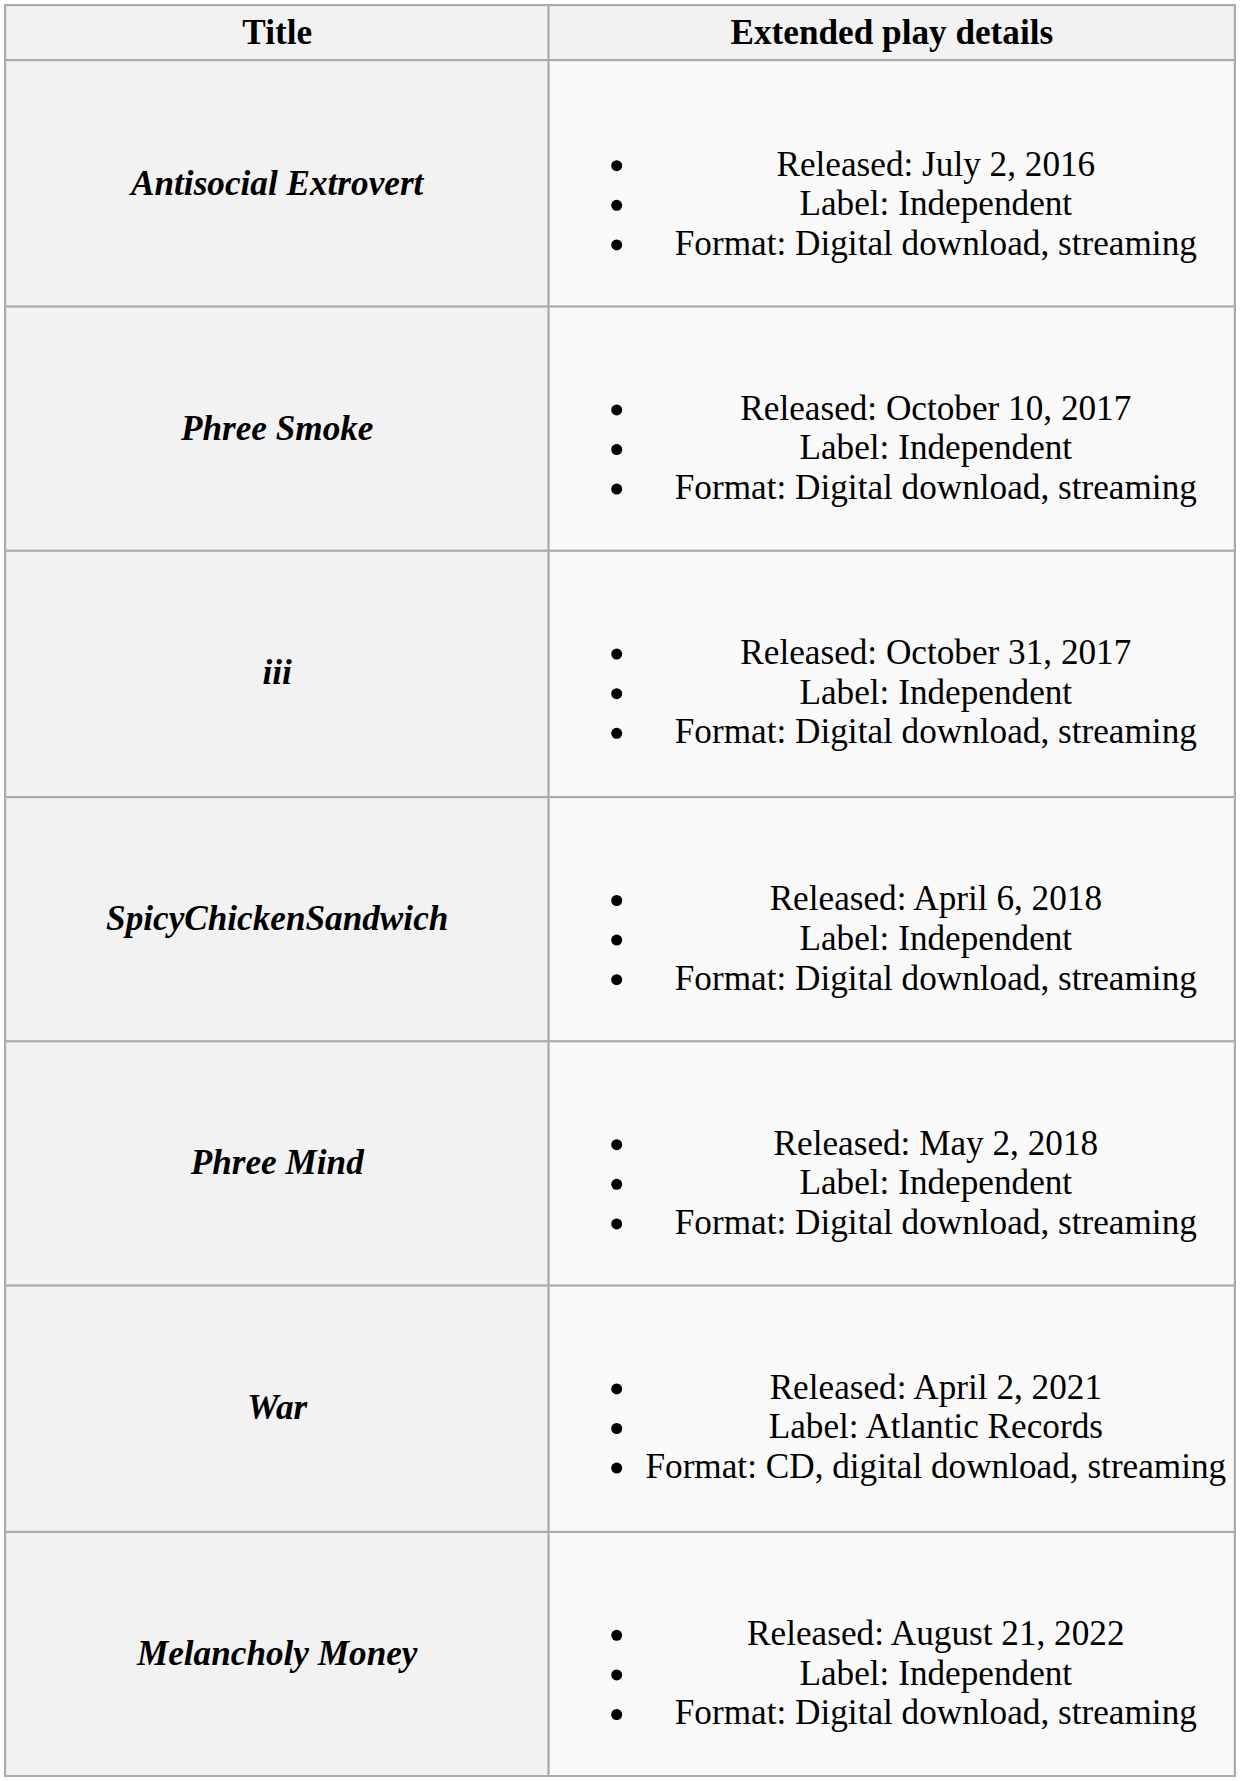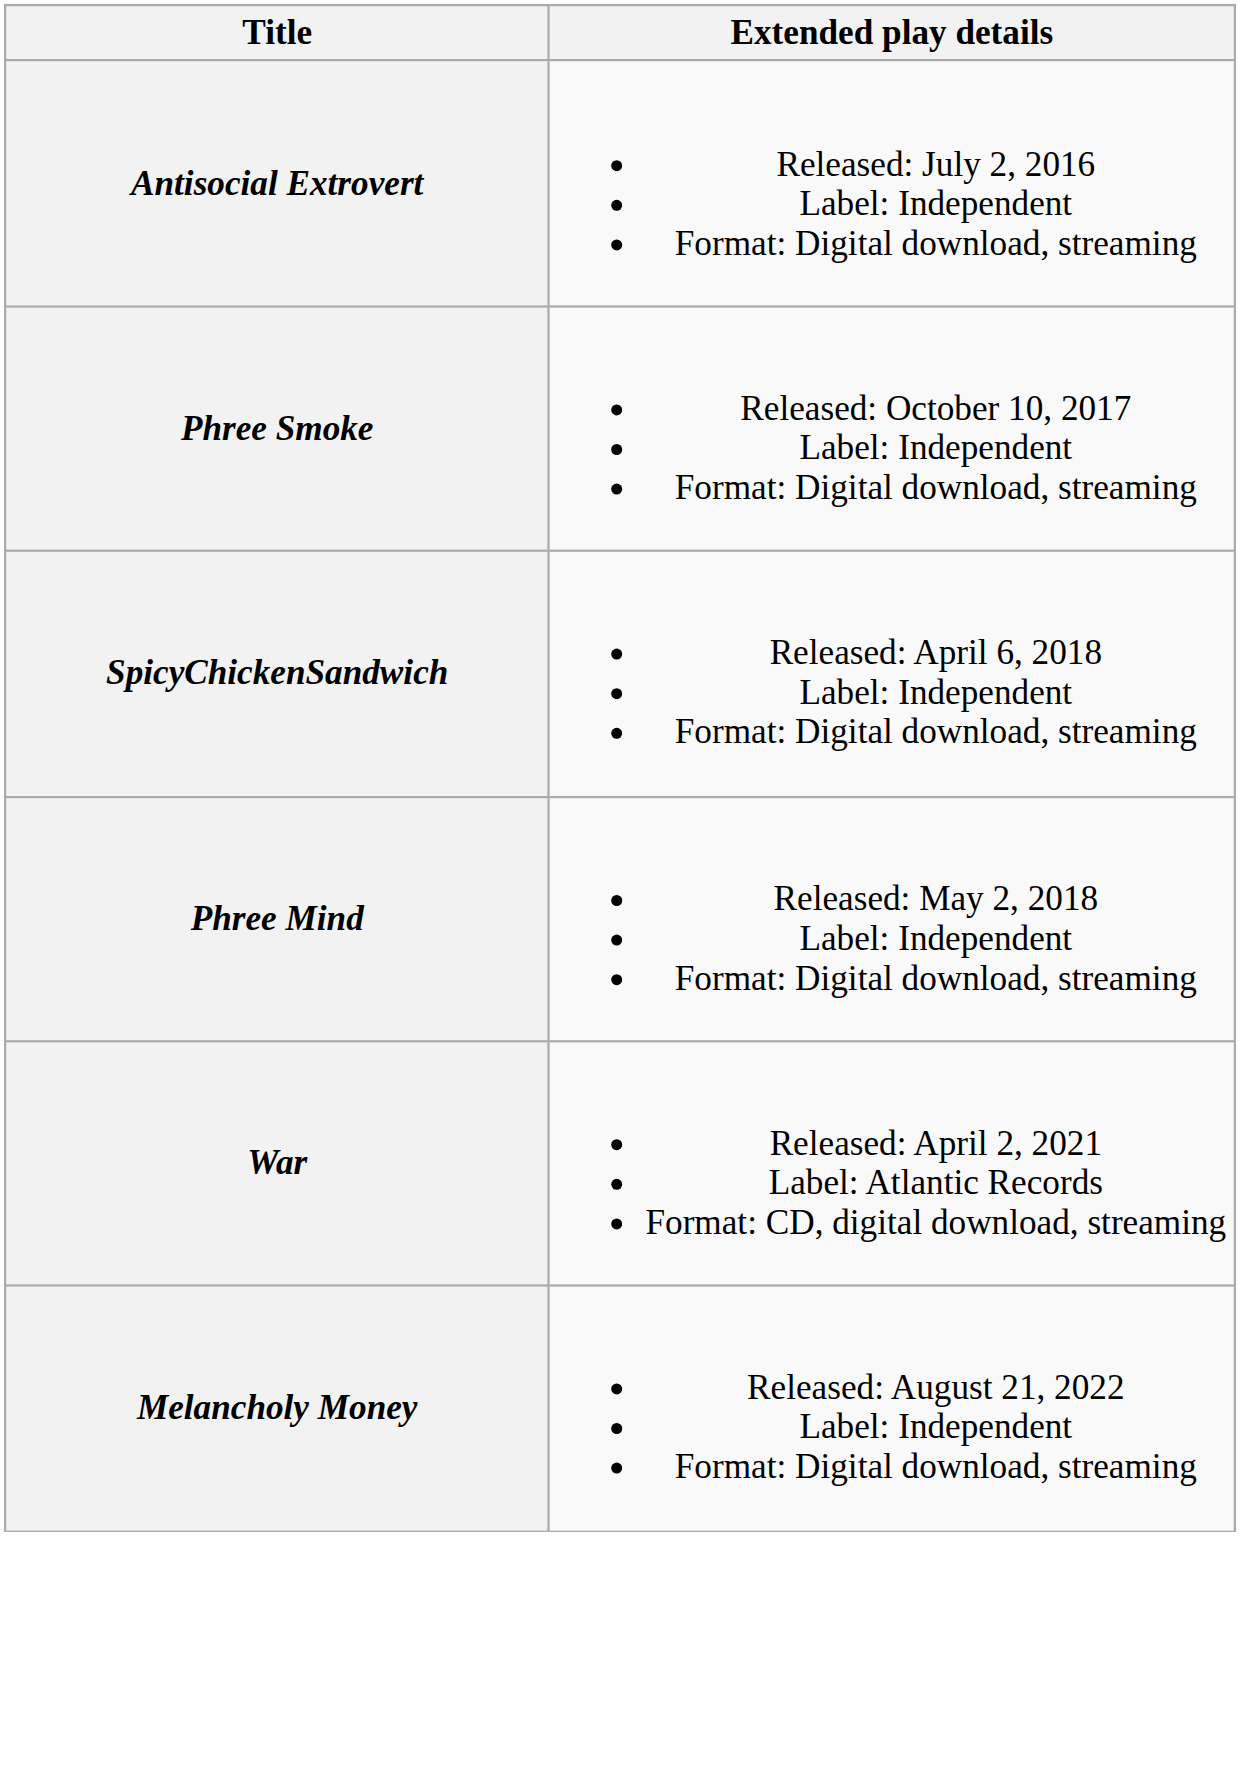- row: (277, 672)
